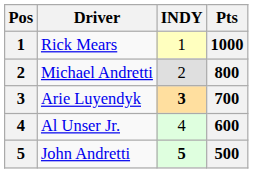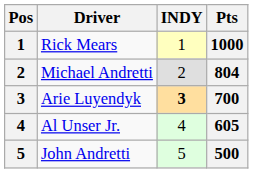(227, 71) 800 -> (227, 71) 804
(227, 126) 600 -> (227, 126) 605
(182, 153) bold -> (182, 153) normal
